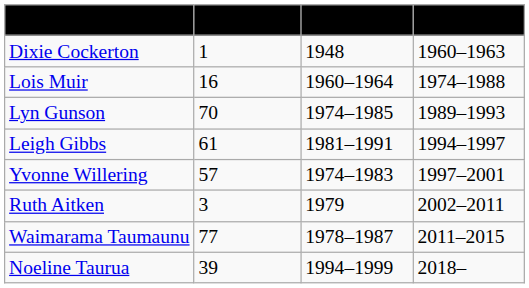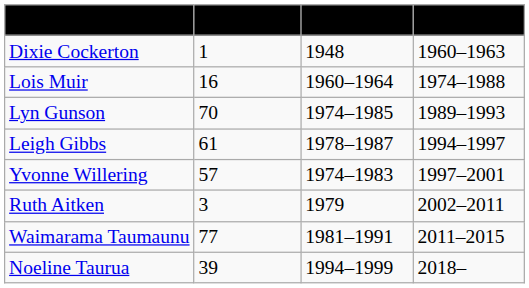(349, 143) 1981–1991 -> (349, 143) 1978–1987
(349, 236) 1978–1987 -> (349, 236) 1981–1991
